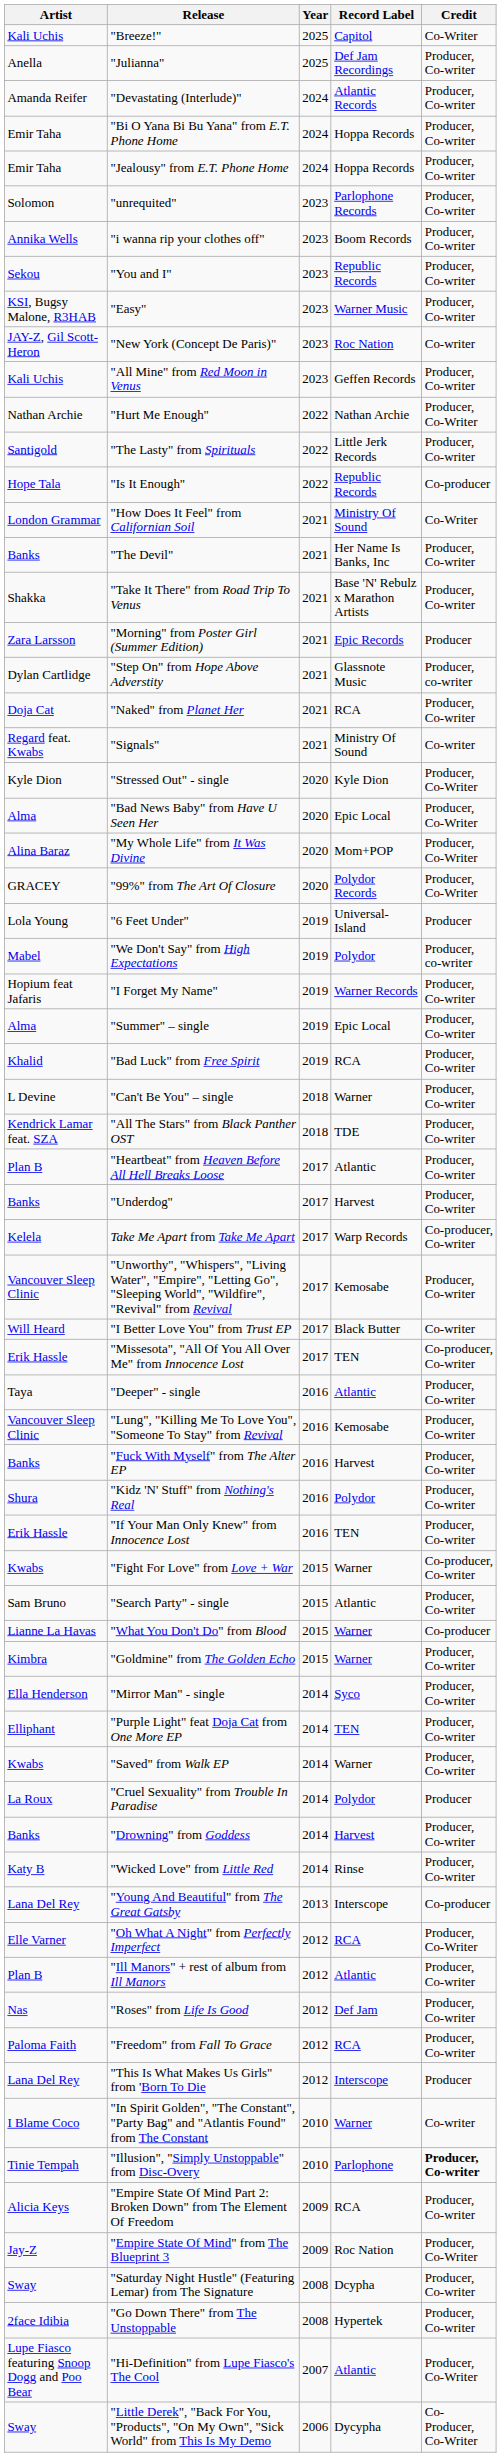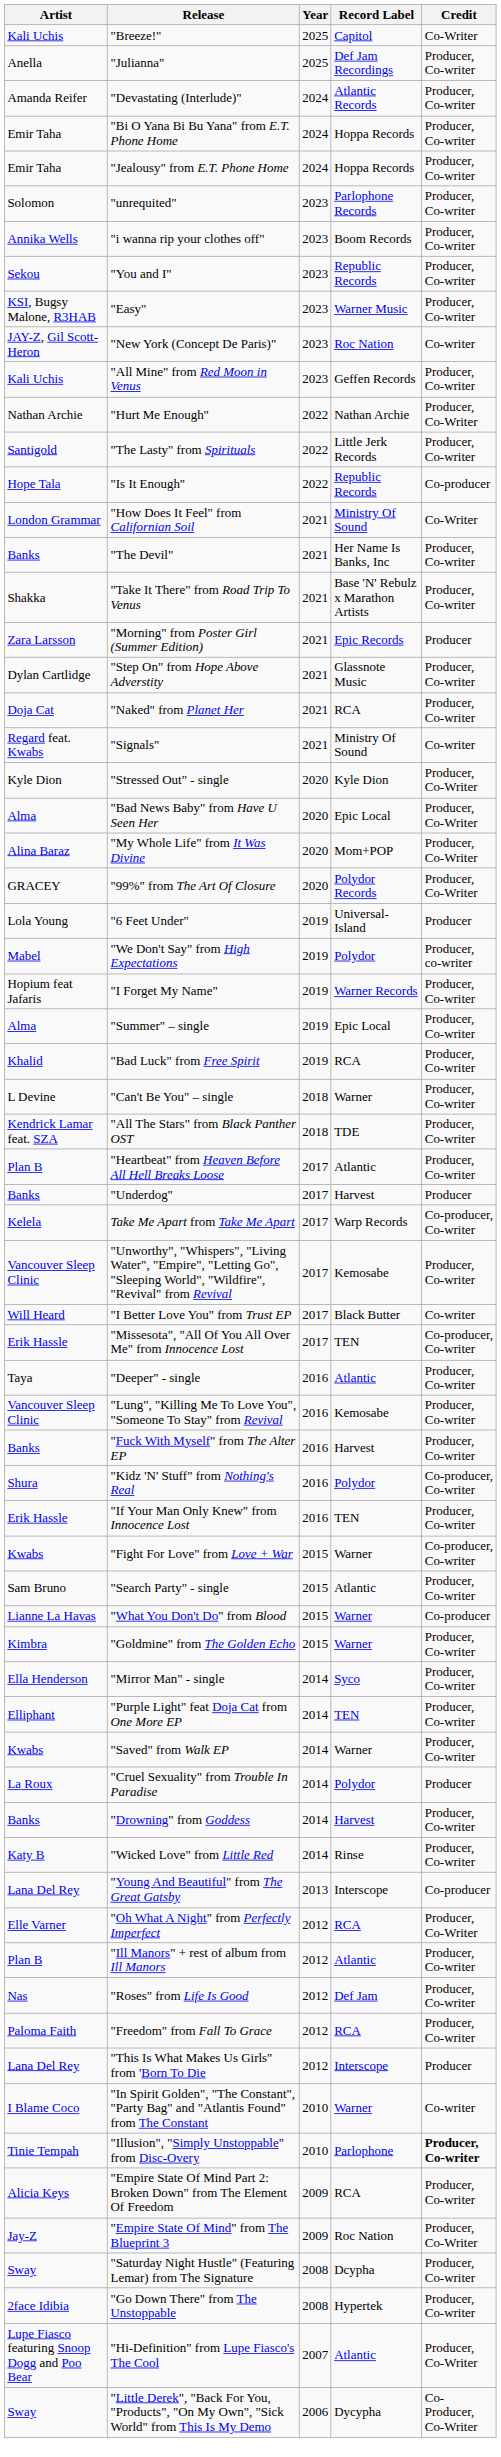(450, 675) Producer, co-writer -> (450, 675) Producer, Co-writer
(450, 1202) Producer, Co-writer -> (448, 1194) Producer
(450, 1497) Producer, Co-writer -> (459, 1483) Co-producer, Co-writer
